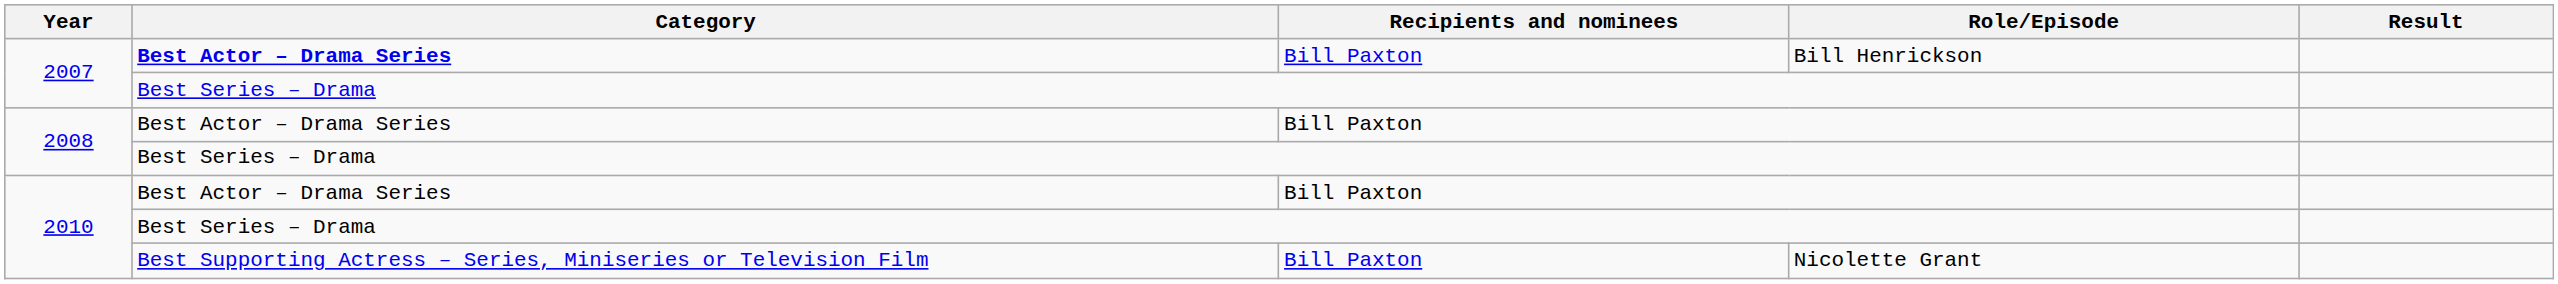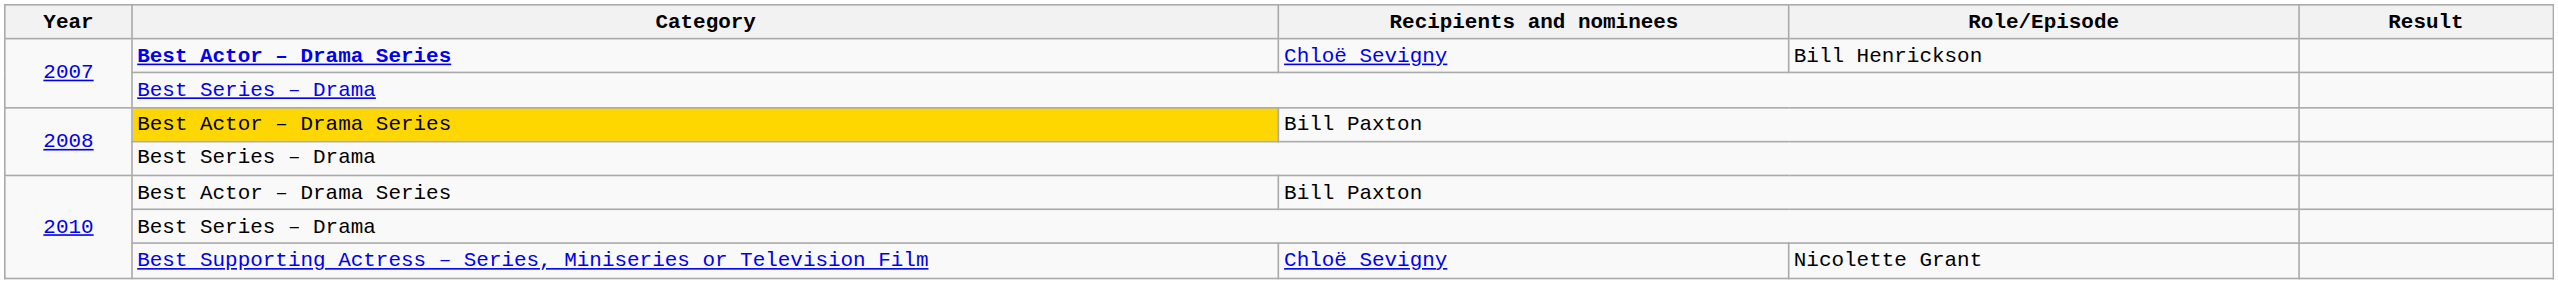(1353, 56) Bill Paxton -> (1366, 56) Chloë Sevigny
(294, 124) no background -> (294, 124) gold background
(1353, 261) Bill Paxton -> (1366, 261) Chloë Sevigny
